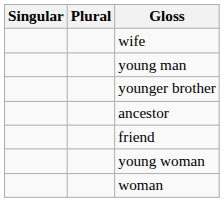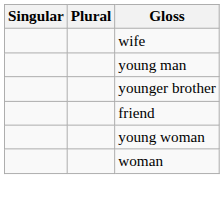- row: (144, 112)
